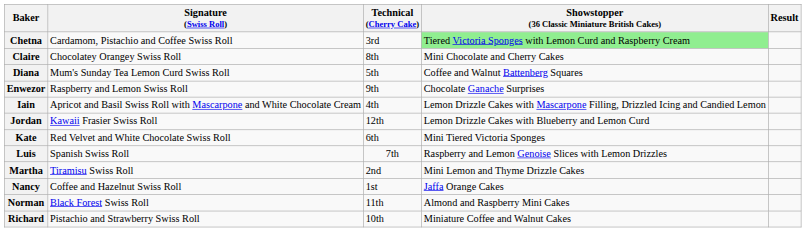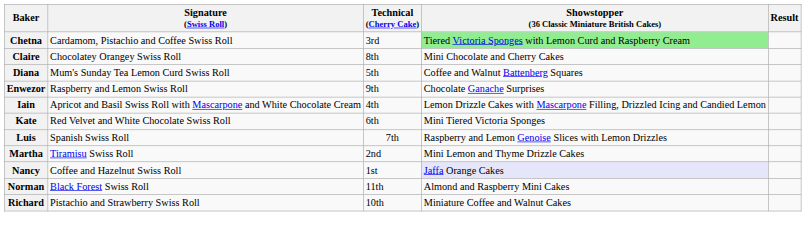- row: (26, 121)
(464, 186) no background -> (464, 170) lavender background
